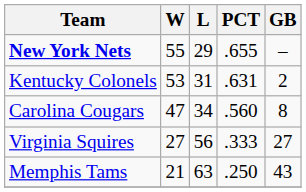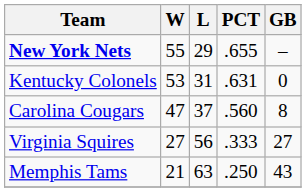(283, 80) 2 -> (283, 80) 0
(203, 111) 34 -> (203, 111) 37
